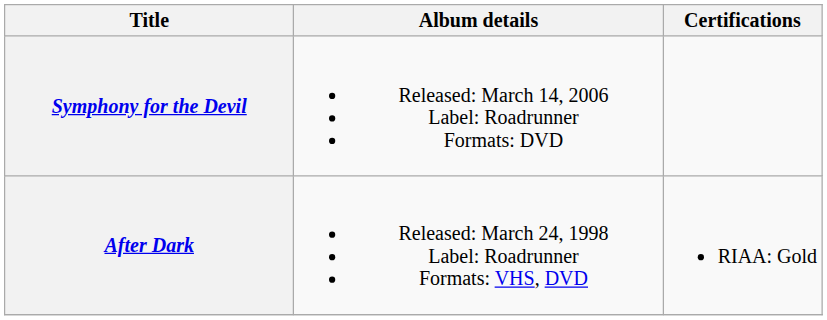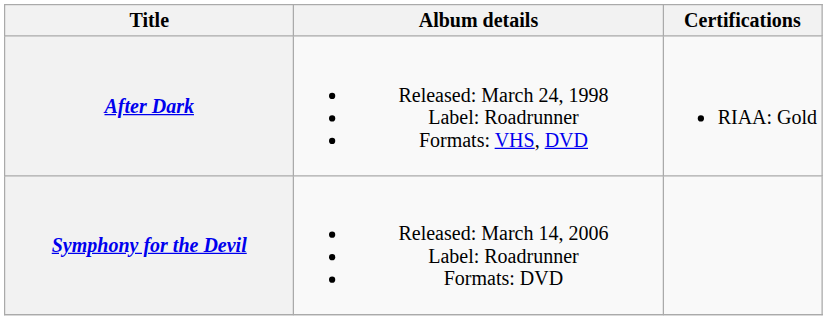rows swapped: (149, 245) <-> (149, 105)
